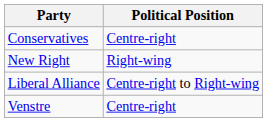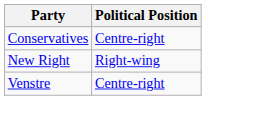- row: (54, 83)
